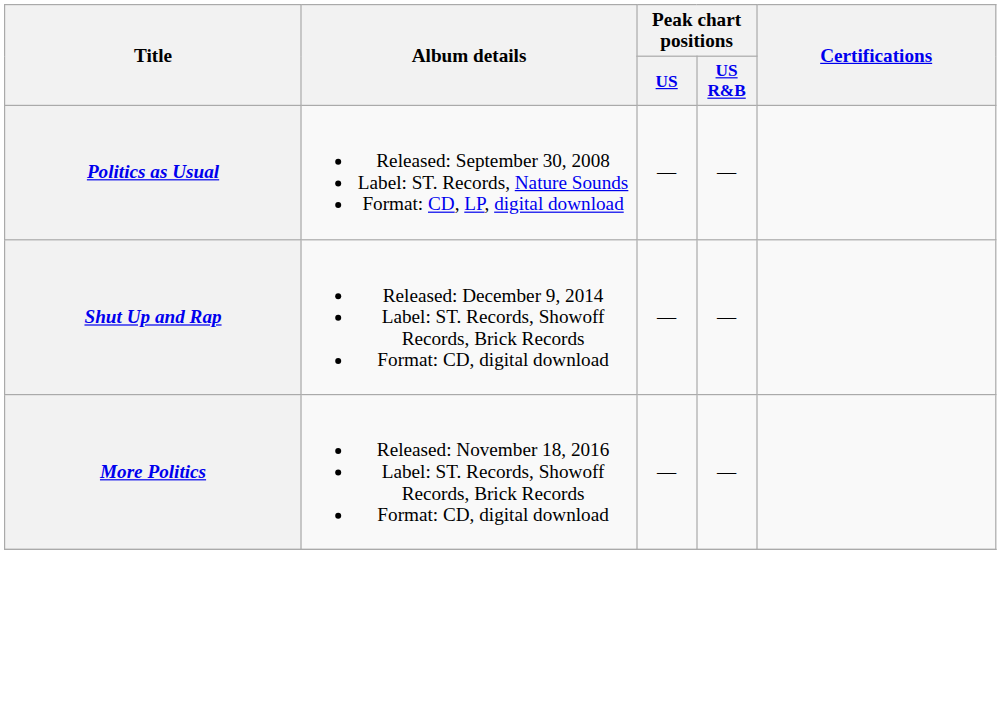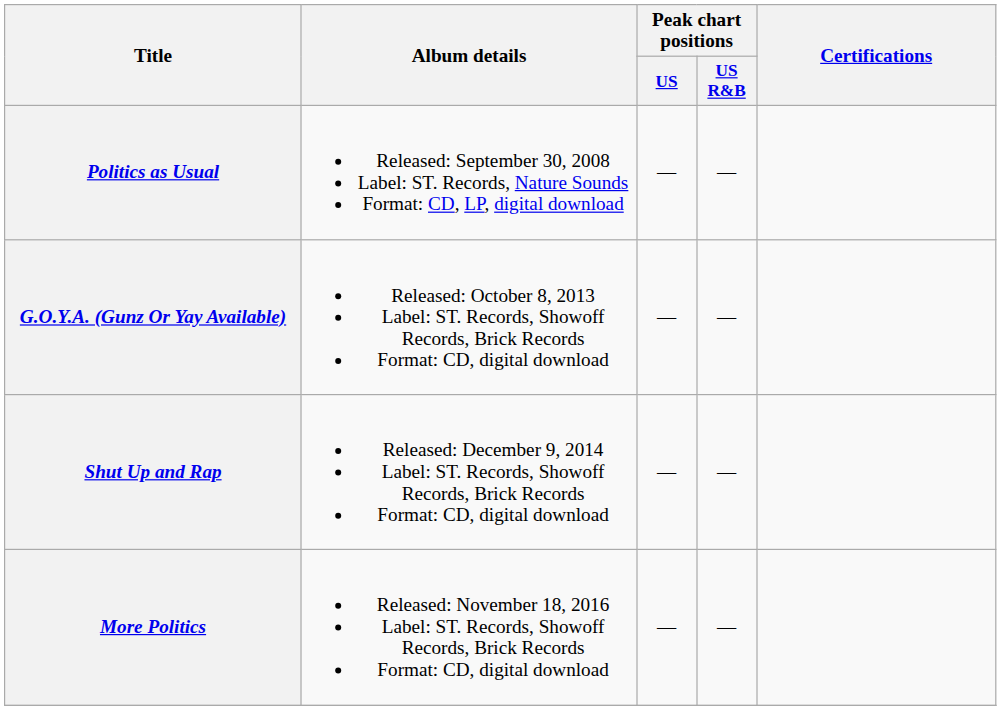+ row: (153, 316)
